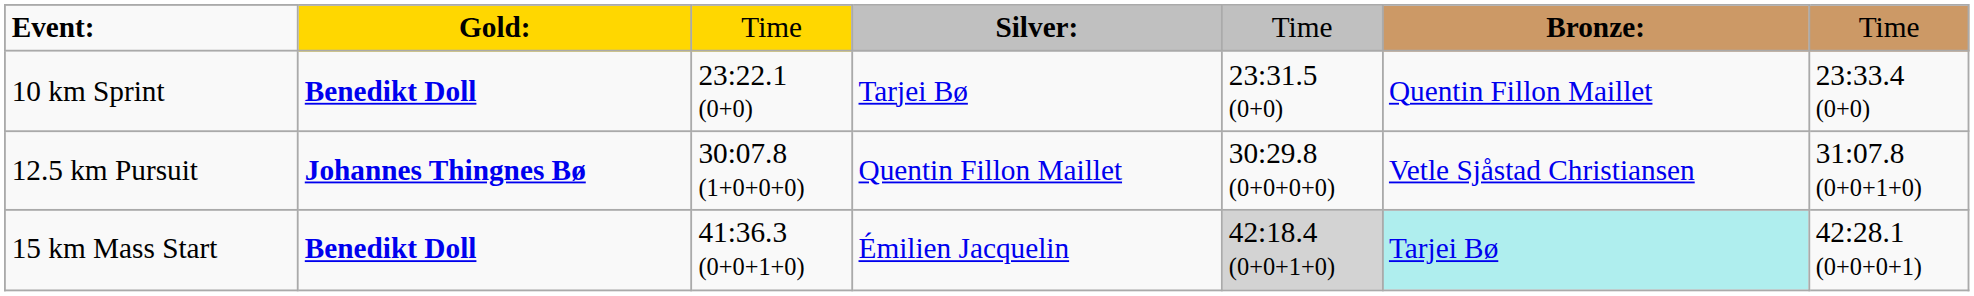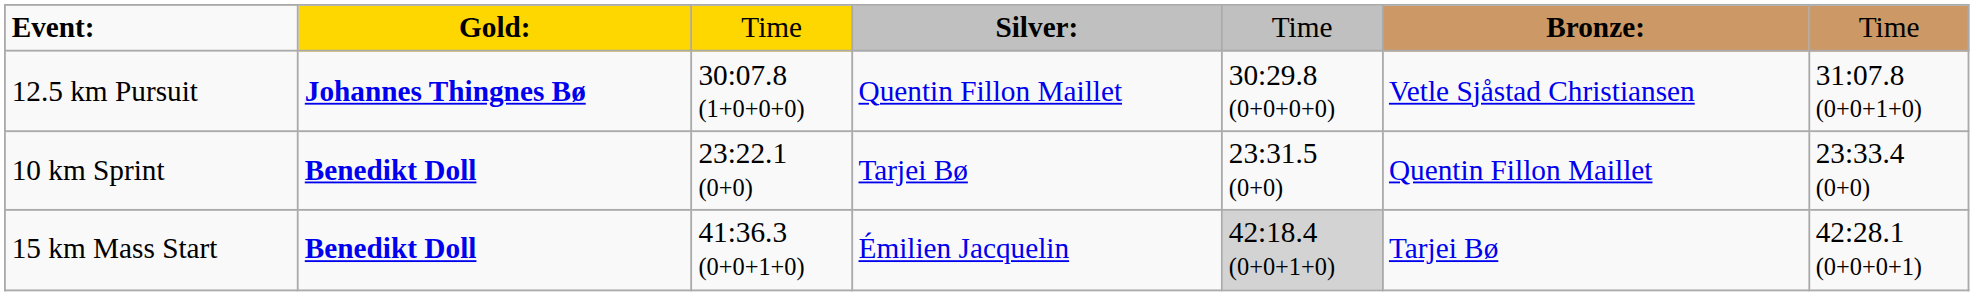rows swapped: (88, 90) <-> (105, 170)
(1444, 249) paleturquoise background -> (1444, 249) no background
